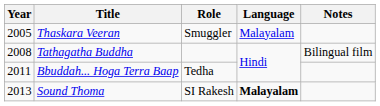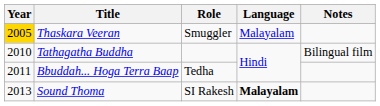(19, 33) no background -> (19, 33) gold background
(19, 52) 2008 -> (19, 52) 2010
